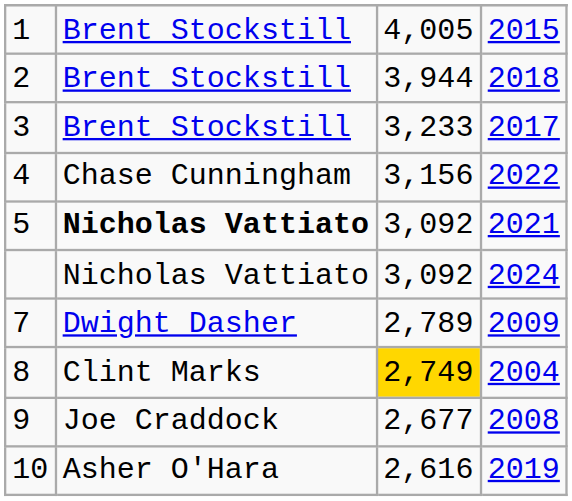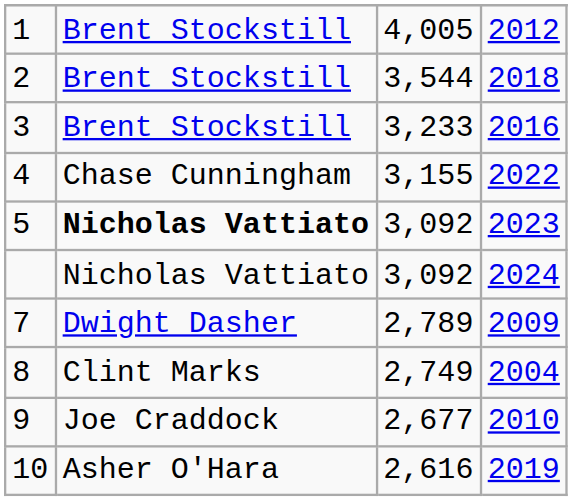(524, 30) 2015 -> (524, 30) 2012
(428, 79) 3,944 -> (428, 79) 3,544
(524, 128) 2017 -> (524, 128) 2016
(428, 176) 3,156 -> (428, 176) 3,155
(524, 225) 2021 -> (524, 225) 2023
(428, 372) gold background -> (428, 372) no background
(524, 421) 2008 -> (524, 421) 2010
